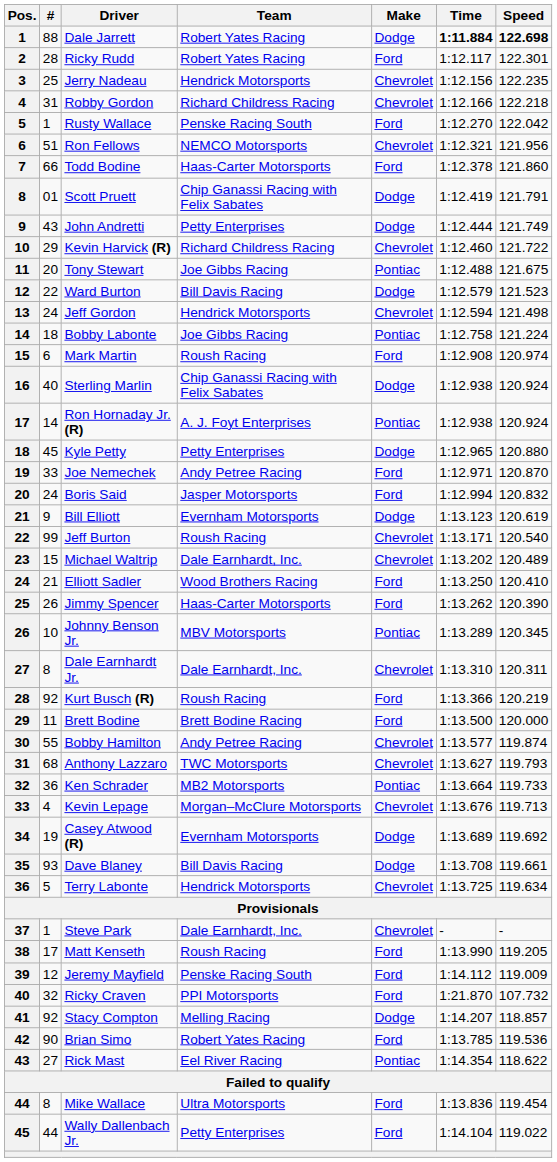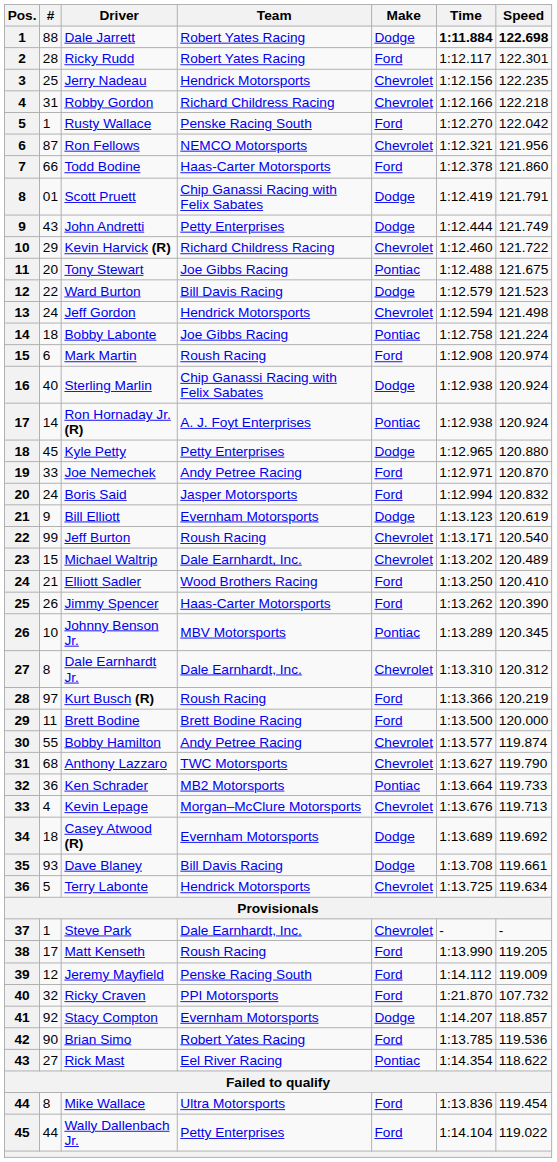(50, 145) 51 -> (50, 145) 87
(523, 669) 120.311 -> (524, 669) 120.312
(50, 698) 92 -> (50, 698) 97
(523, 763) 119.793 -> (523, 763) 119.790
(50, 836) 19 -> (50, 836) 18
(225, 1017) Melling Racing -> (249, 1017) Evernham Motorsports
